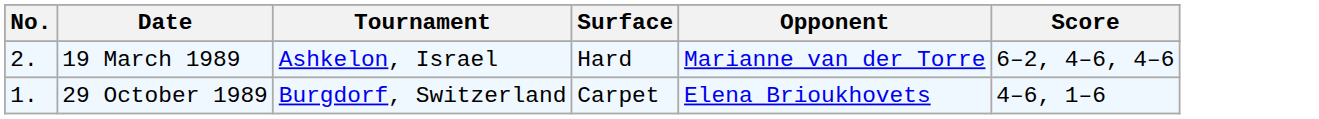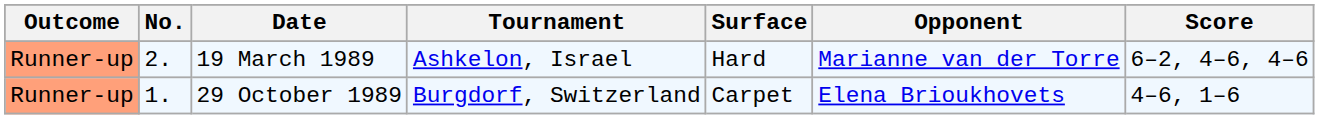+ column: (72, 23)
